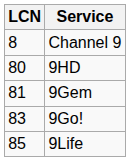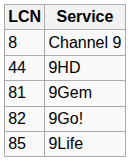(17, 67) 80 -> (17, 67) 44
(17, 118) 83 -> (17, 118) 82
